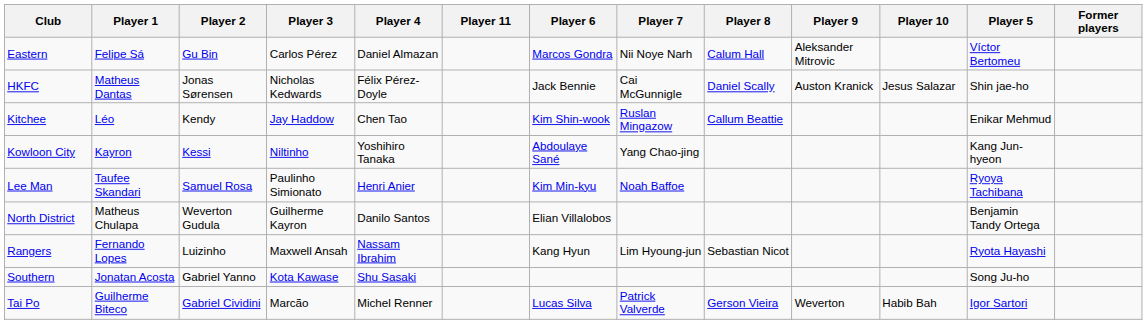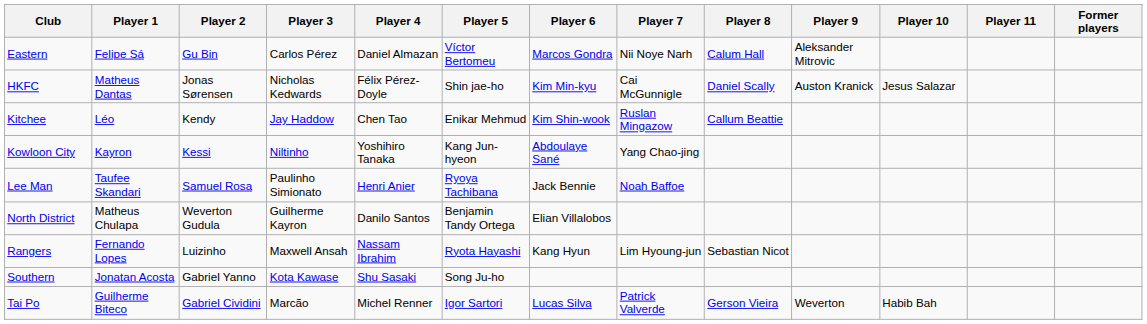columns swapped: (1011, 21) <-> (486, 21)
(564, 86) Jack Bennie -> (564, 86) Kim Min-kyu
(564, 185) Kim Min-kyu -> (564, 185) Jack Bennie
